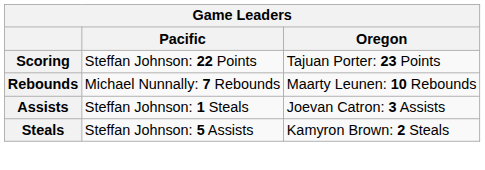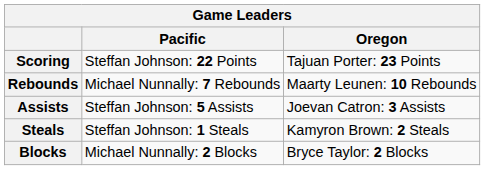(167, 107) Steffan Johnson: 1 Steals -> (169, 107) Steffan Johnson: 5 Assists
(169, 130) Steffan Johnson: 5 Assists -> (167, 130) Steffan Johnson: 1 Steals
+ row: (43, 152)
